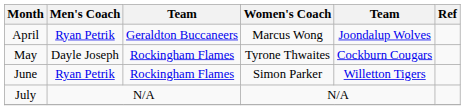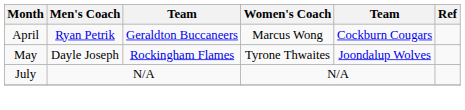(385, 34) Joondalup Wolves -> (385, 34) Cockburn Cougars
(385, 54) Cockburn Cougars -> (385, 54) Joondalup Wolves
- row: (26, 74)
